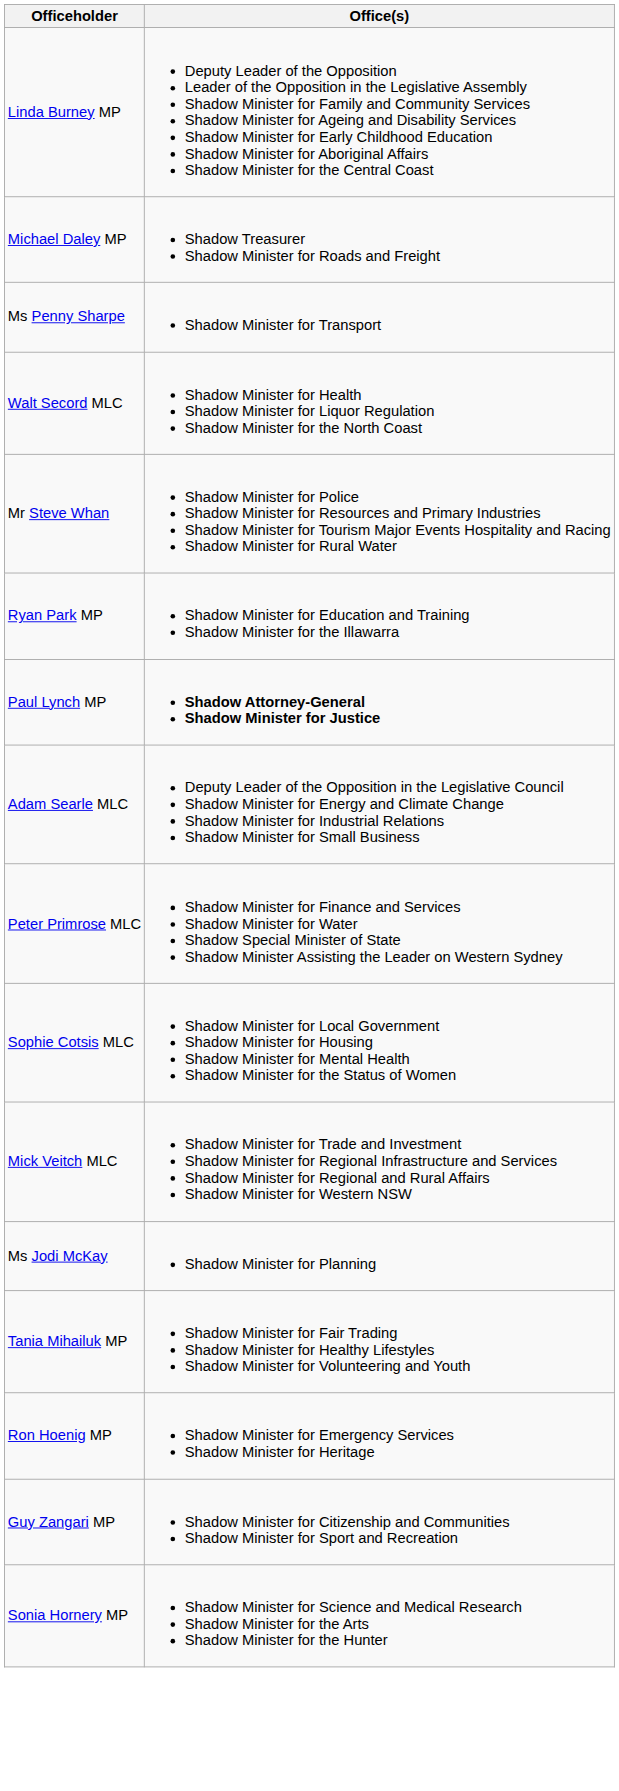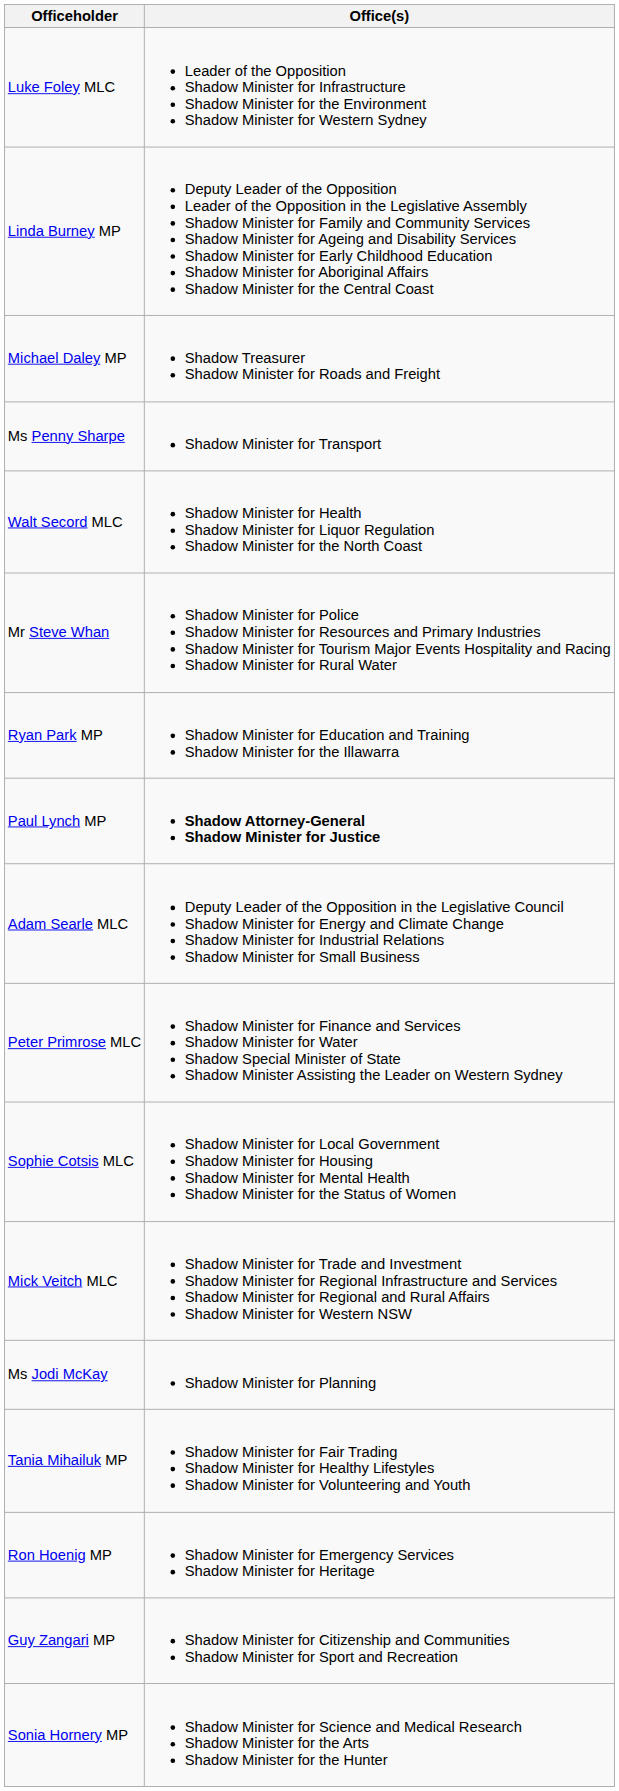+ row: (61, 87)
